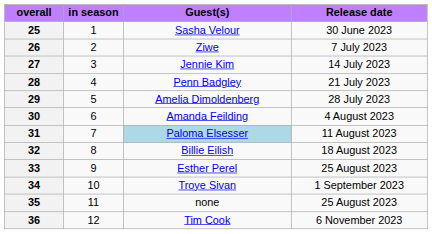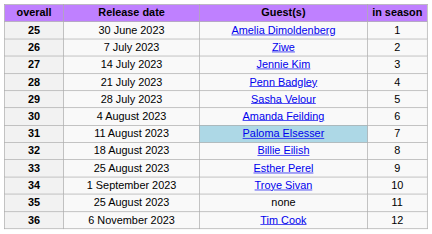columns swapped: (93, 13) <-> (359, 13)
(207, 30) Sasha Velour -> (283, 30) Amelia Dimoldenberg
(207, 99) Amelia Dimoldenberg -> (283, 99) Sasha Velour
